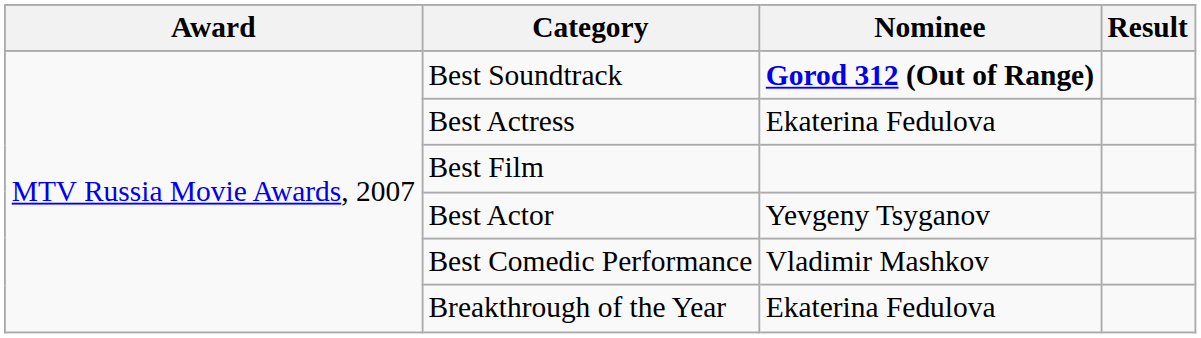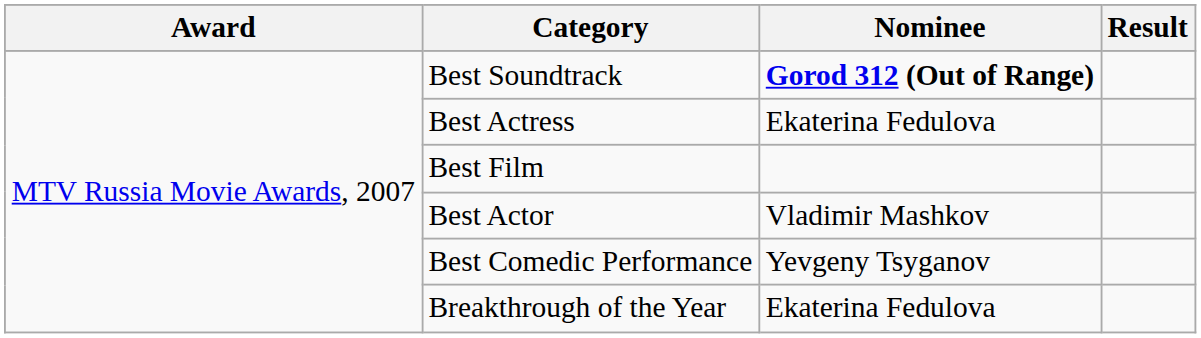(878, 214) Yevgeny Tsyganov -> (877, 214) Vladimir Mashkov
(877, 261) Vladimir Mashkov -> (878, 261) Yevgeny Tsyganov
